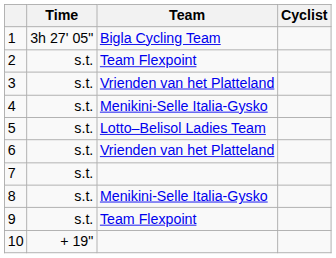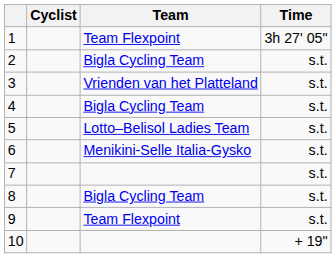columns swapped: (304, 15) <-> (62, 15)
(160, 38) Bigla Cycling Team -> (132, 38) Team Flexpoint
(148, 60) Team Flexpoint -> (144, 60) Bigla Cycling Team
(184, 106) Menikini-Selle Italia-Gysko -> (144, 106) Bigla Cycling Team
(187, 151) Vrienden van het Platteland -> (167, 151) Menikini-Selle Italia-Gysko
(184, 196) Menikini-Selle Italia-Gysko -> (144, 196) Bigla Cycling Team
